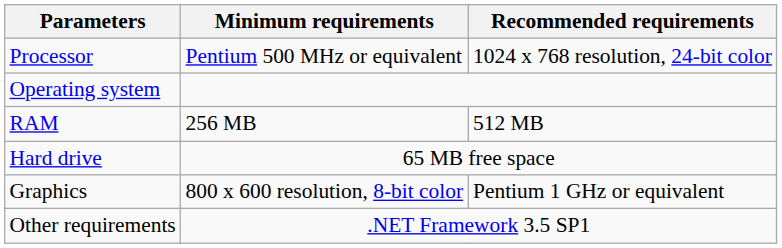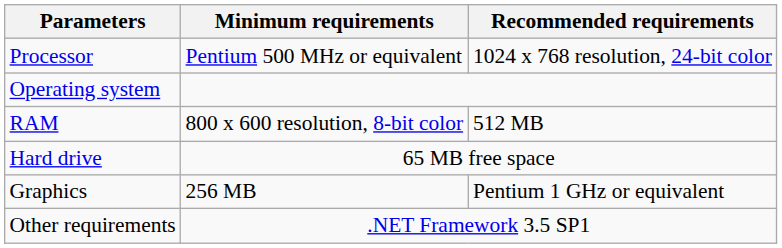(221, 123) 256 MB -> (324, 123) 800 x 600 resolution, 8-bit color
(324, 191) 800 x 600 resolution, 8-bit color -> (221, 191) 256 MB
